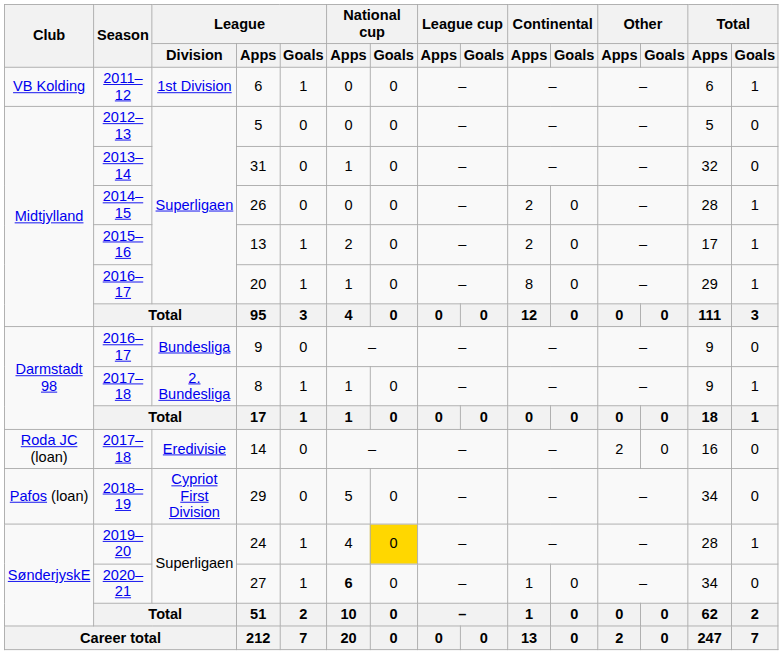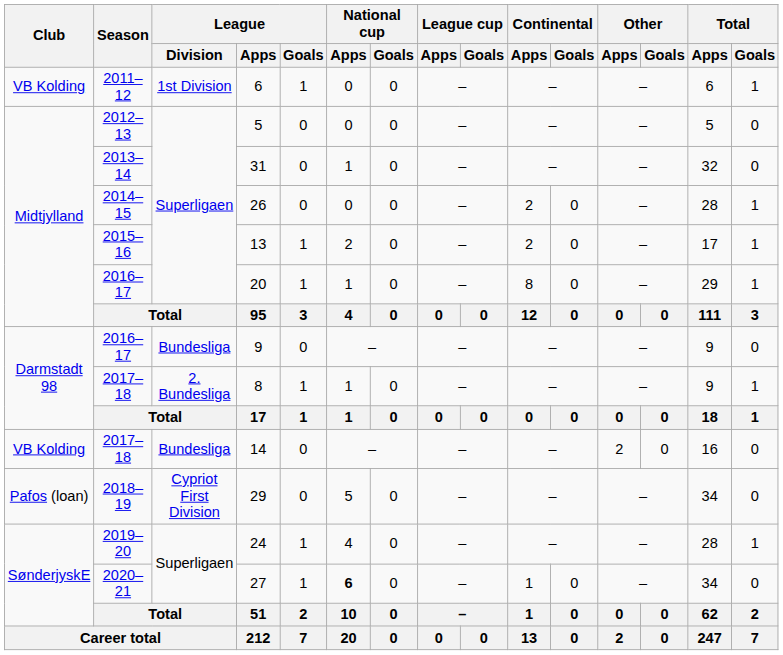(49, 448) Roda JC (loan) -> (49, 448) VB Kolding
(194, 448) Eredivisie -> (194, 448) Bundesliga
(394, 544) gold background -> (394, 544) no background
